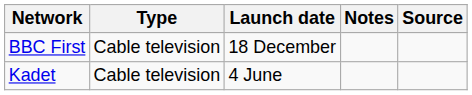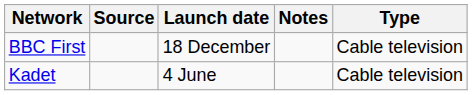columns swapped: (157, 18) <-> (433, 18)
